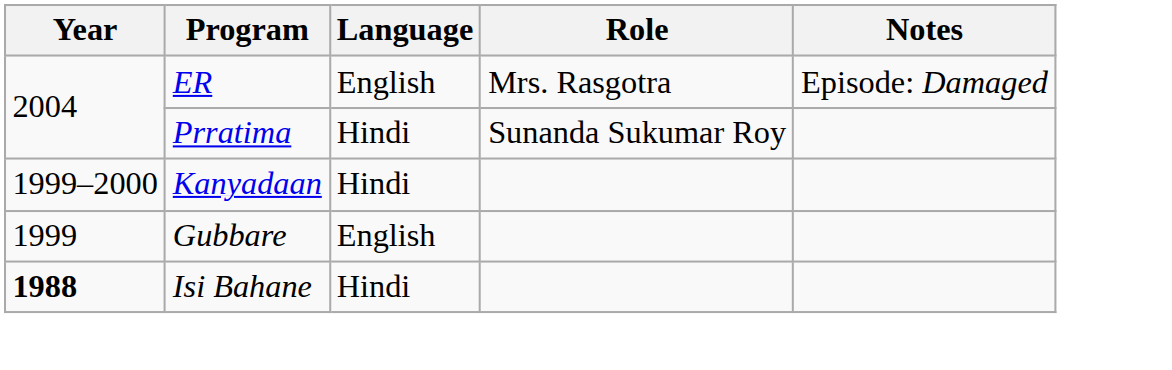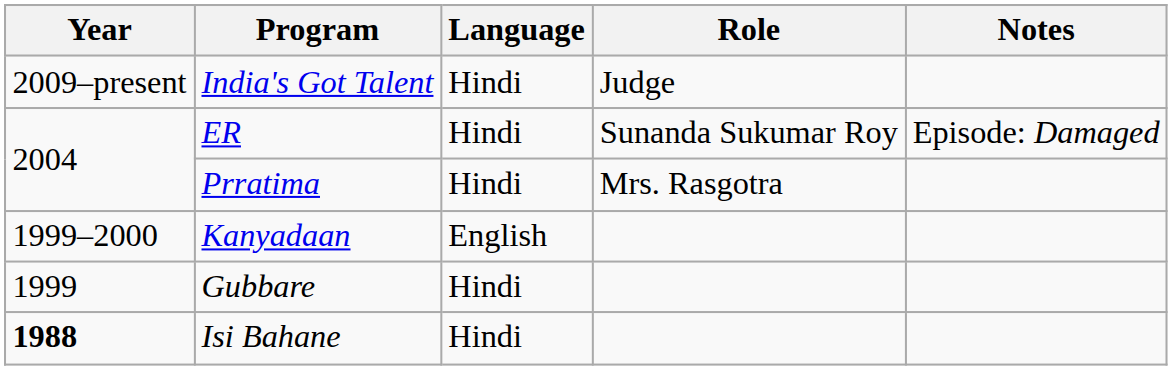+ row: (317, 81)
(386, 81) English -> (485, 132) Hindi
(580, 81) Mrs. Rasgotra -> (749, 132) Sunanda Sukumar Roy
(637, 132) Sunanda Sukumar Roy -> (691, 183) Mrs. Rasgotra
(374, 183) Hindi -> (498, 235) English
(386, 235) English -> (485, 286) Hindi
